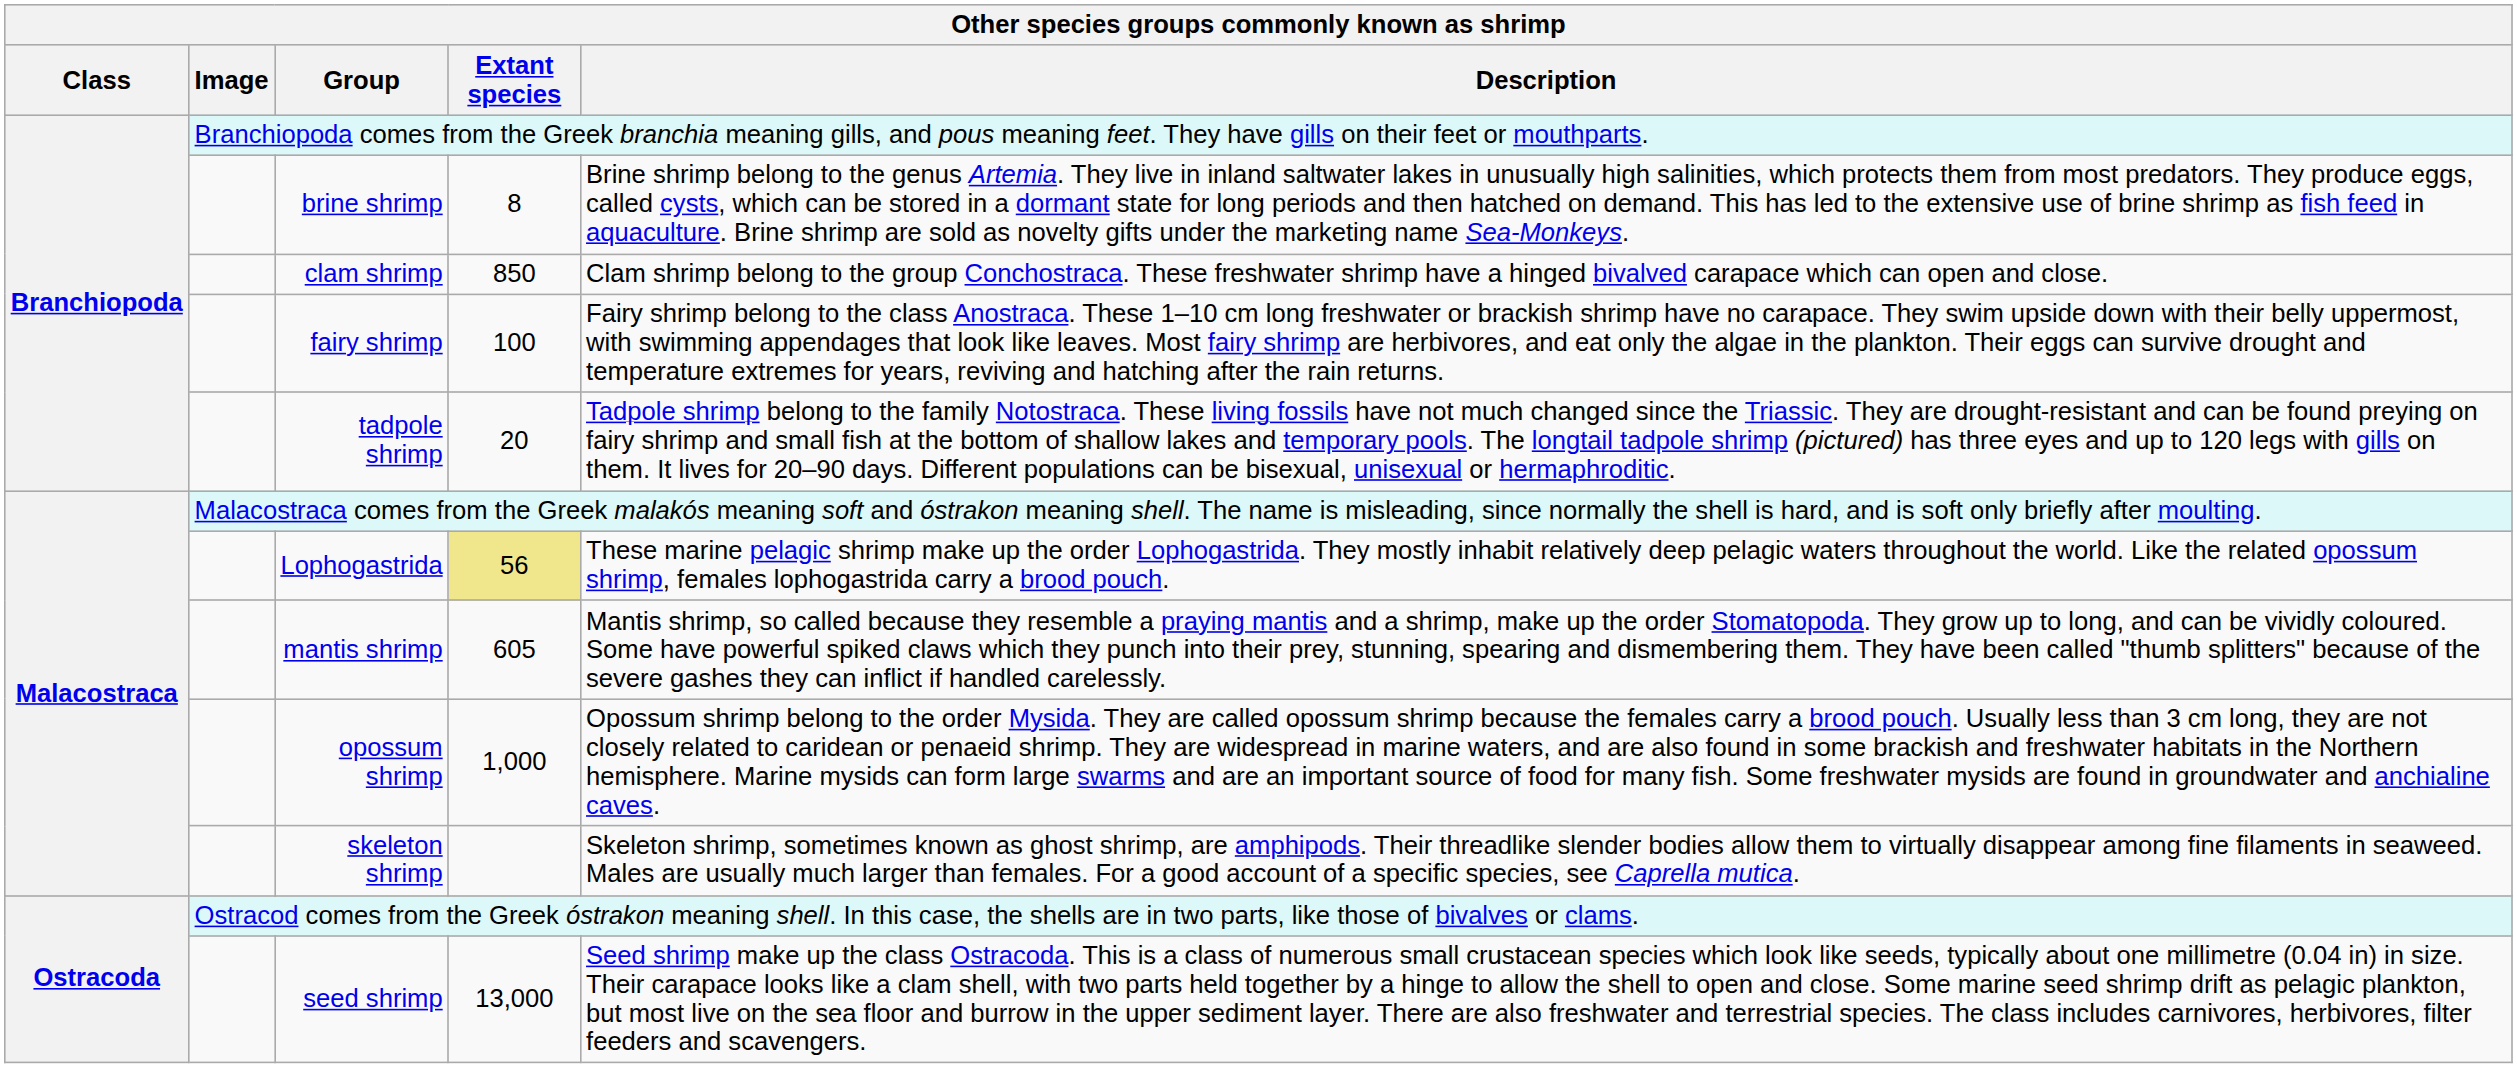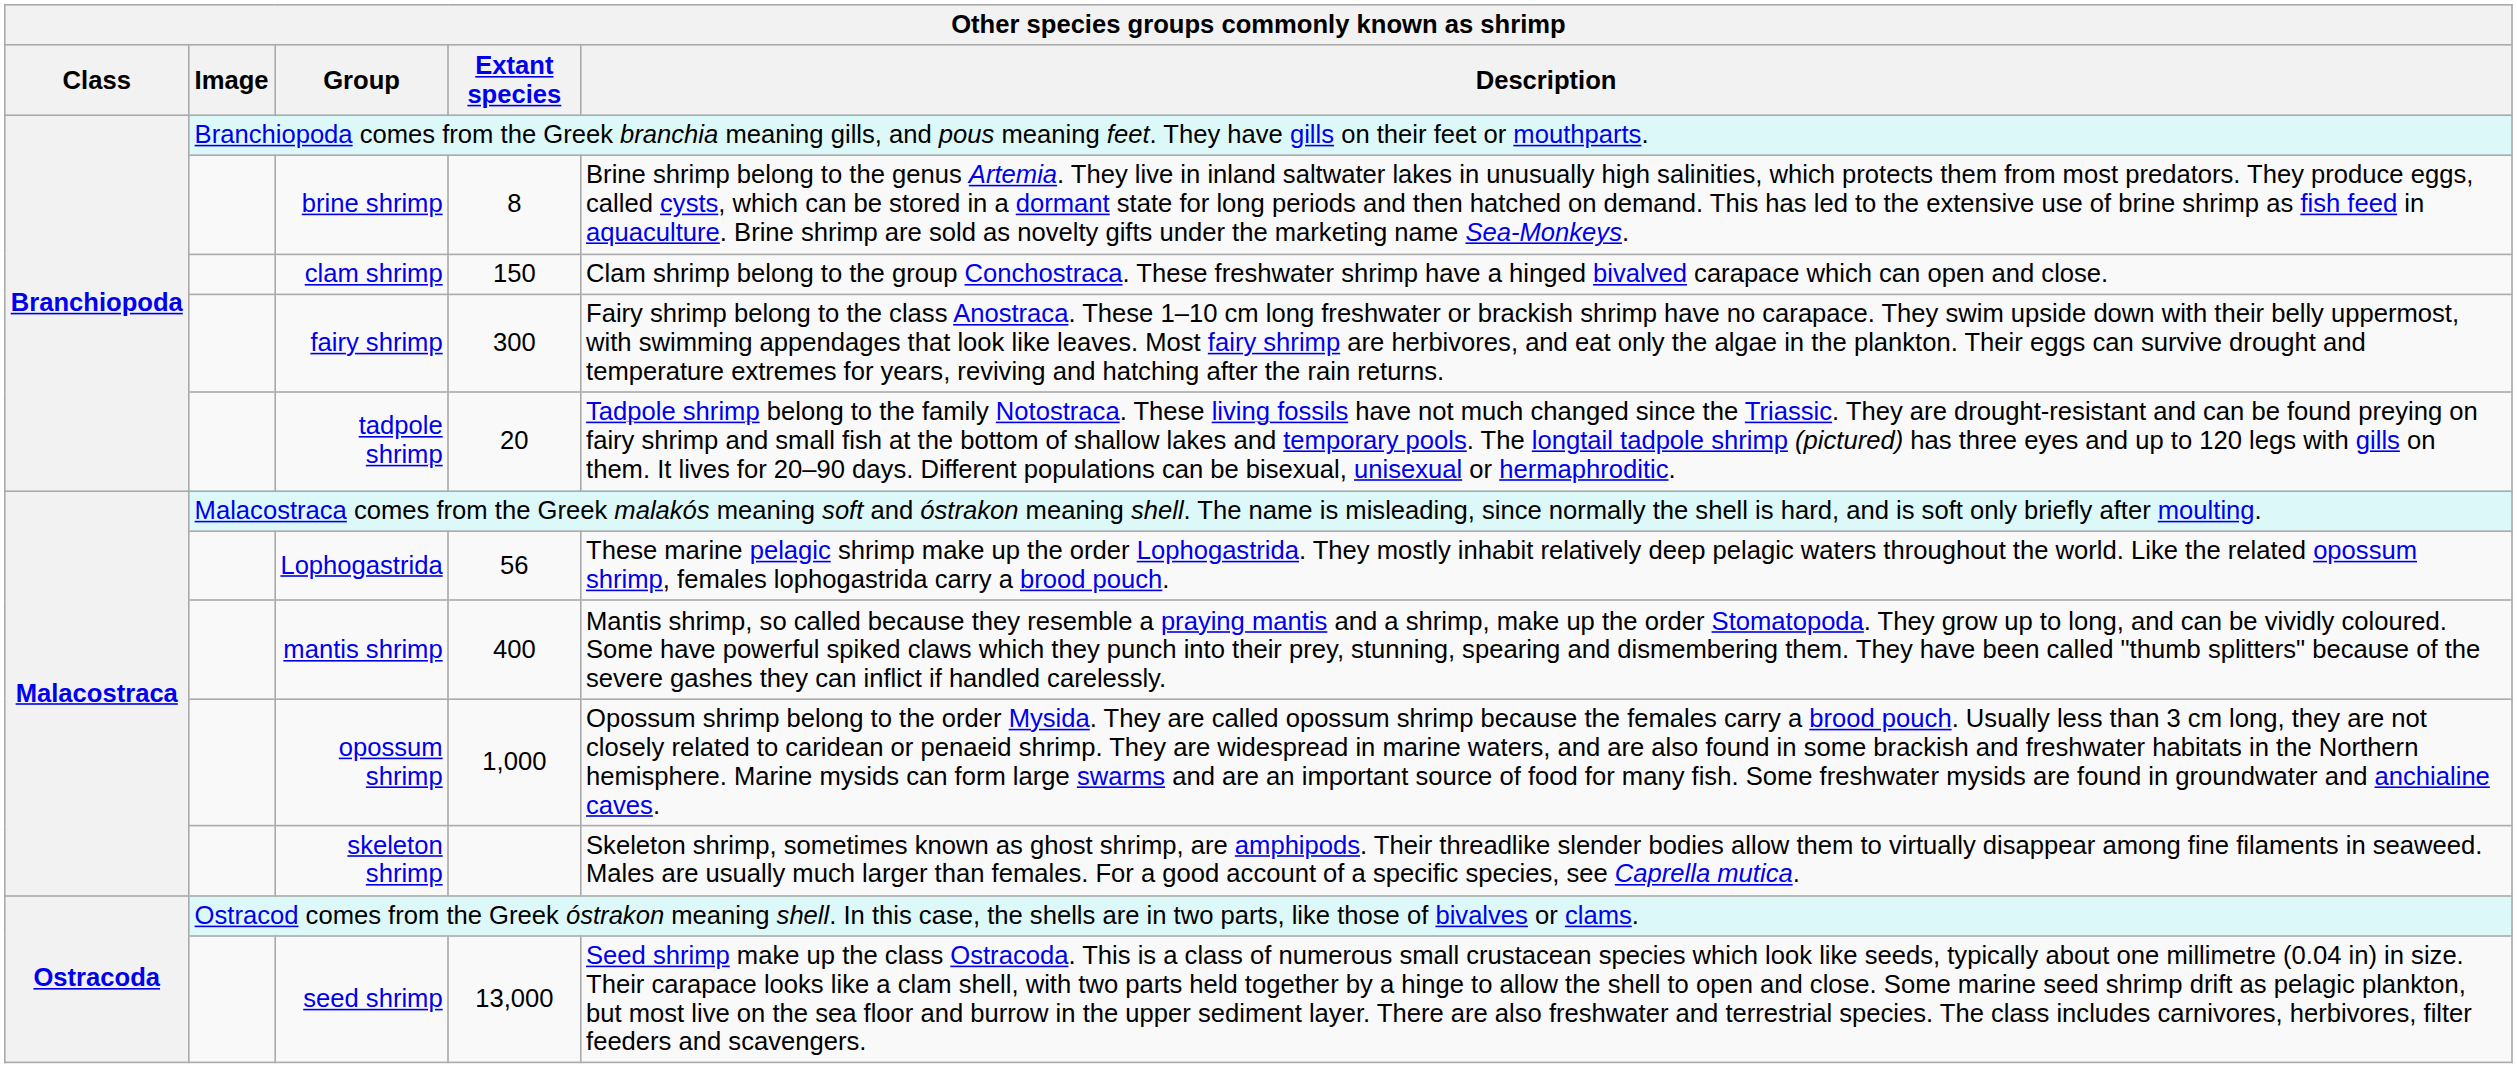(514, 273) 850 -> (514, 273) 150
(514, 342) 100 -> (514, 342) 300
(514, 565) khaki background -> (514, 565) no background
(514, 649) 605 -> (514, 649) 400
